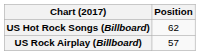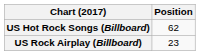(173, 43) 57 -> (173, 43) 23
